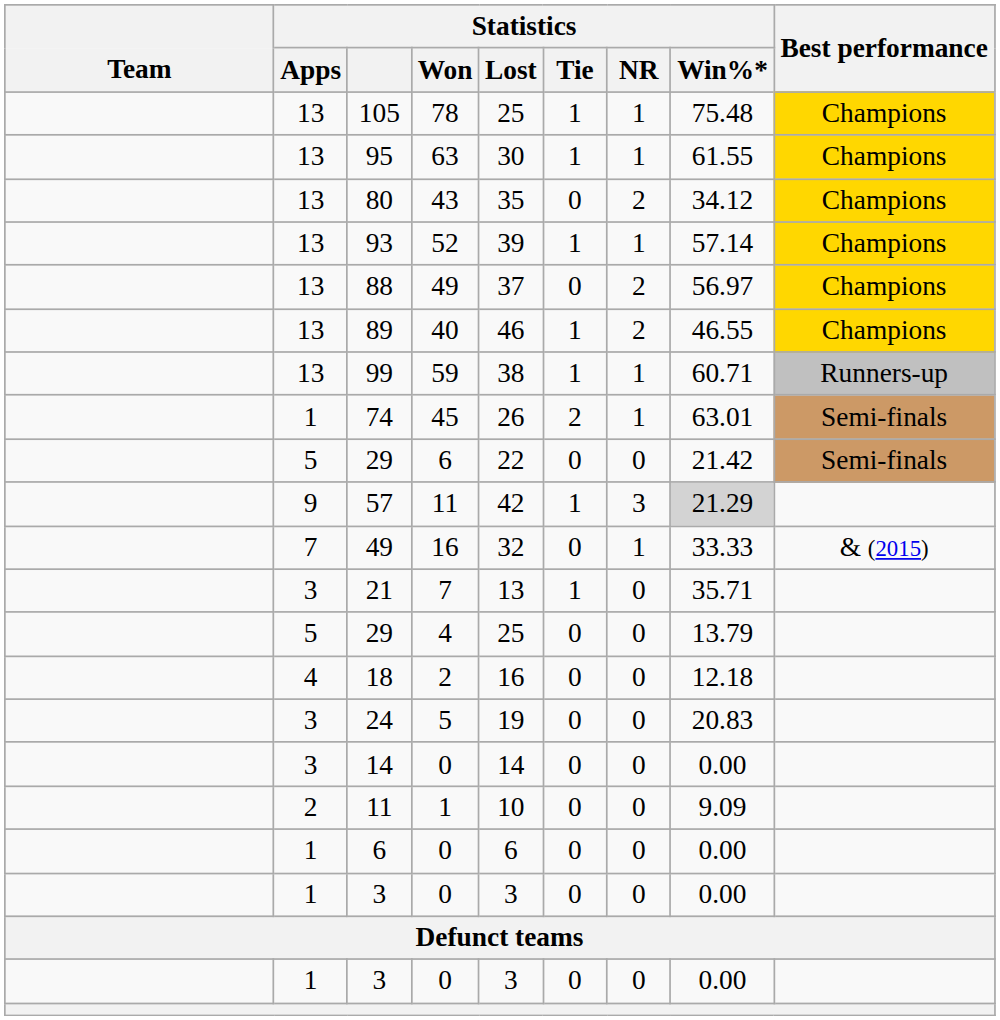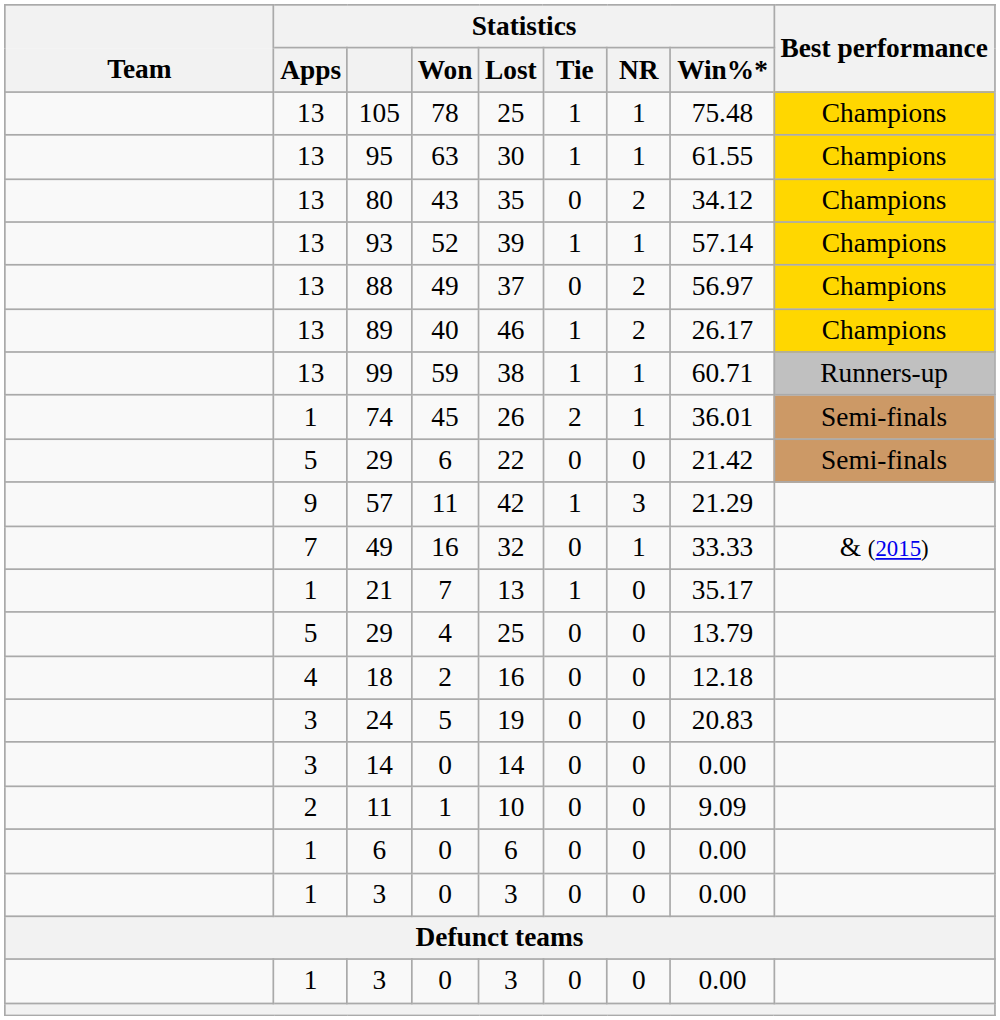(722, 329) 46.55 -> (722, 329) 26.17
(722, 416) 63.01 -> (722, 416) 36.01
(722, 503) lightgrey background -> (722, 503) no background
(311, 590) 3 -> (311, 590) 1
(722, 590) 35.71 -> (722, 590) 35.17
